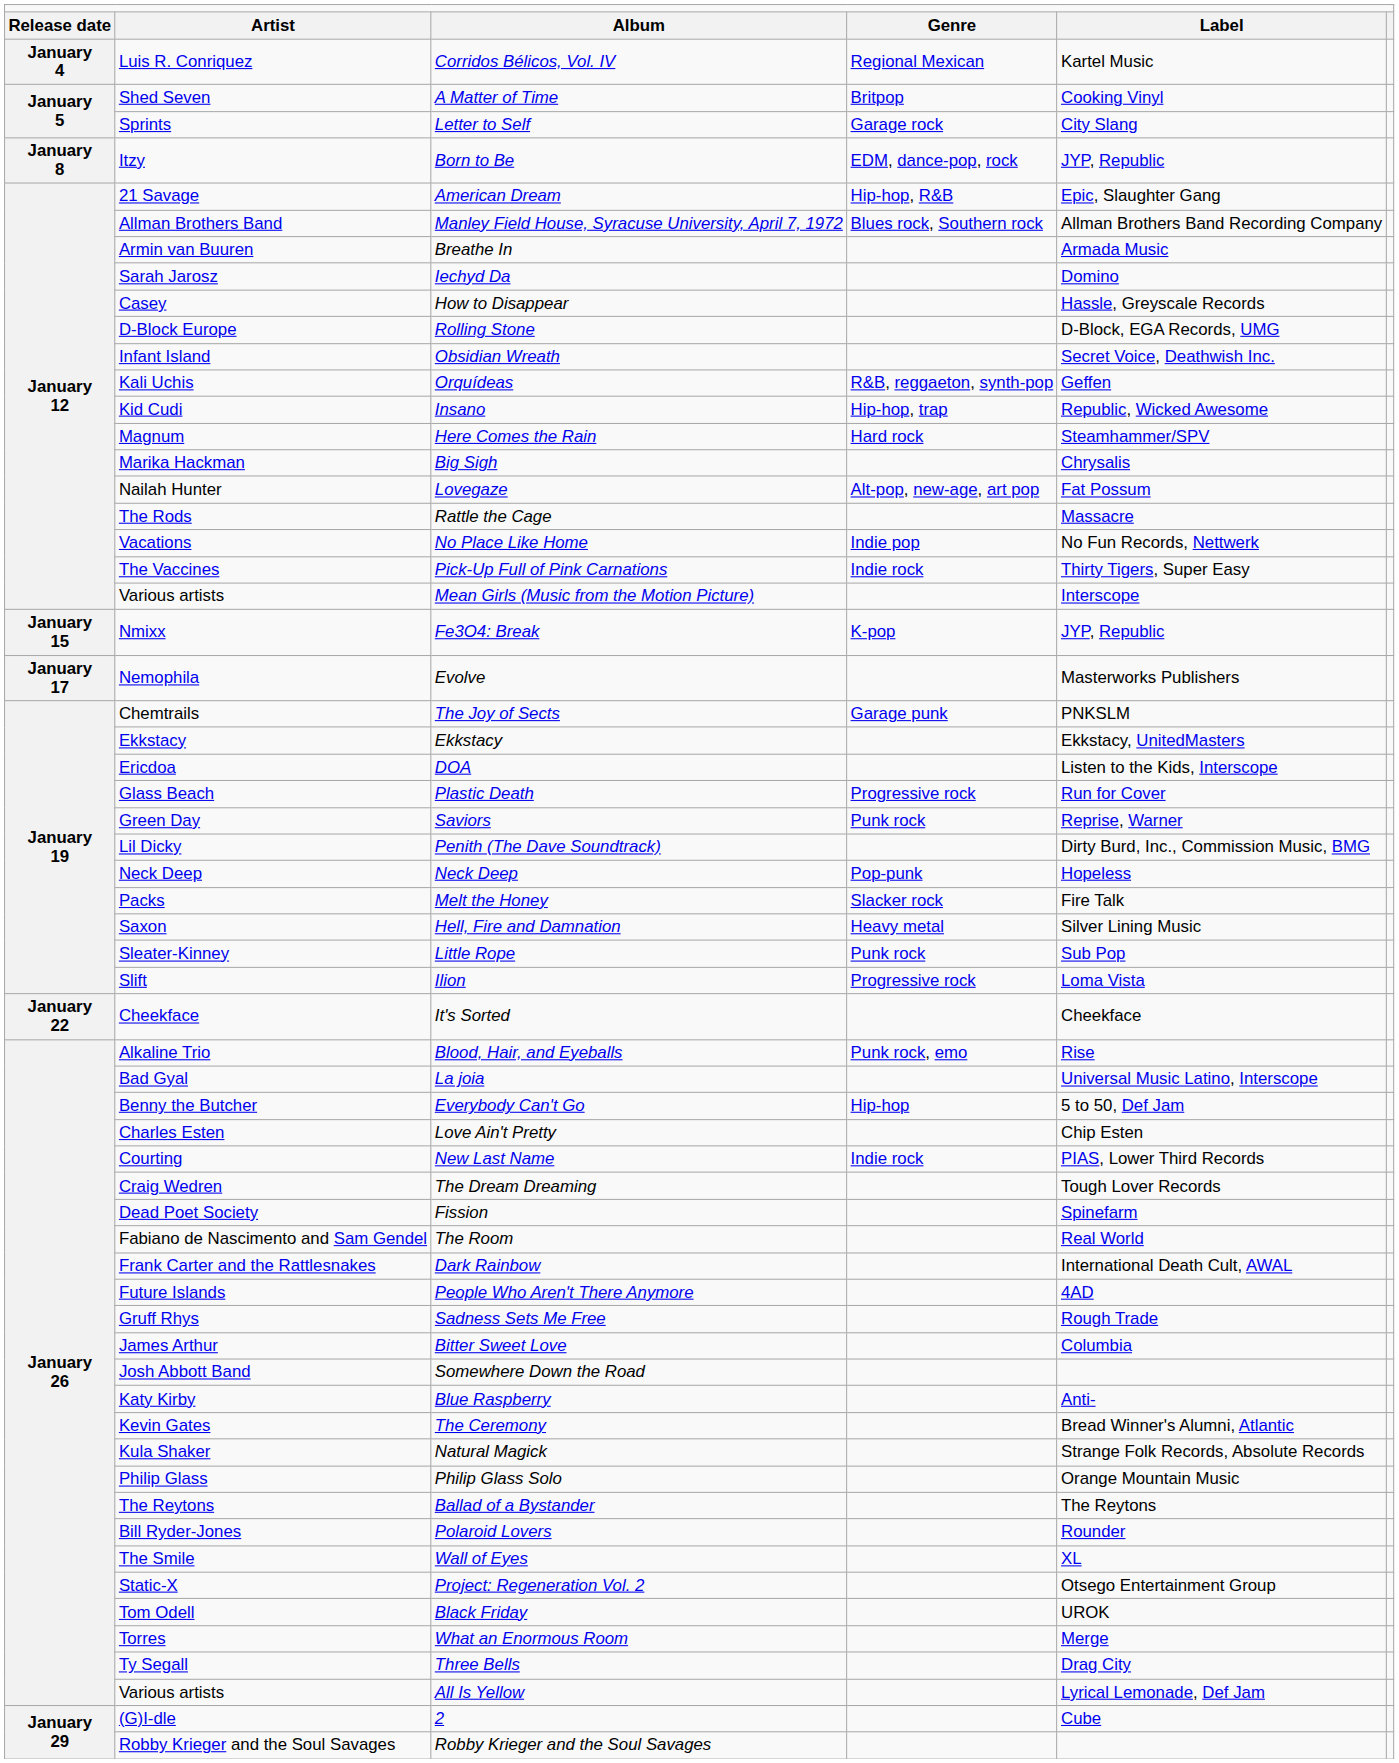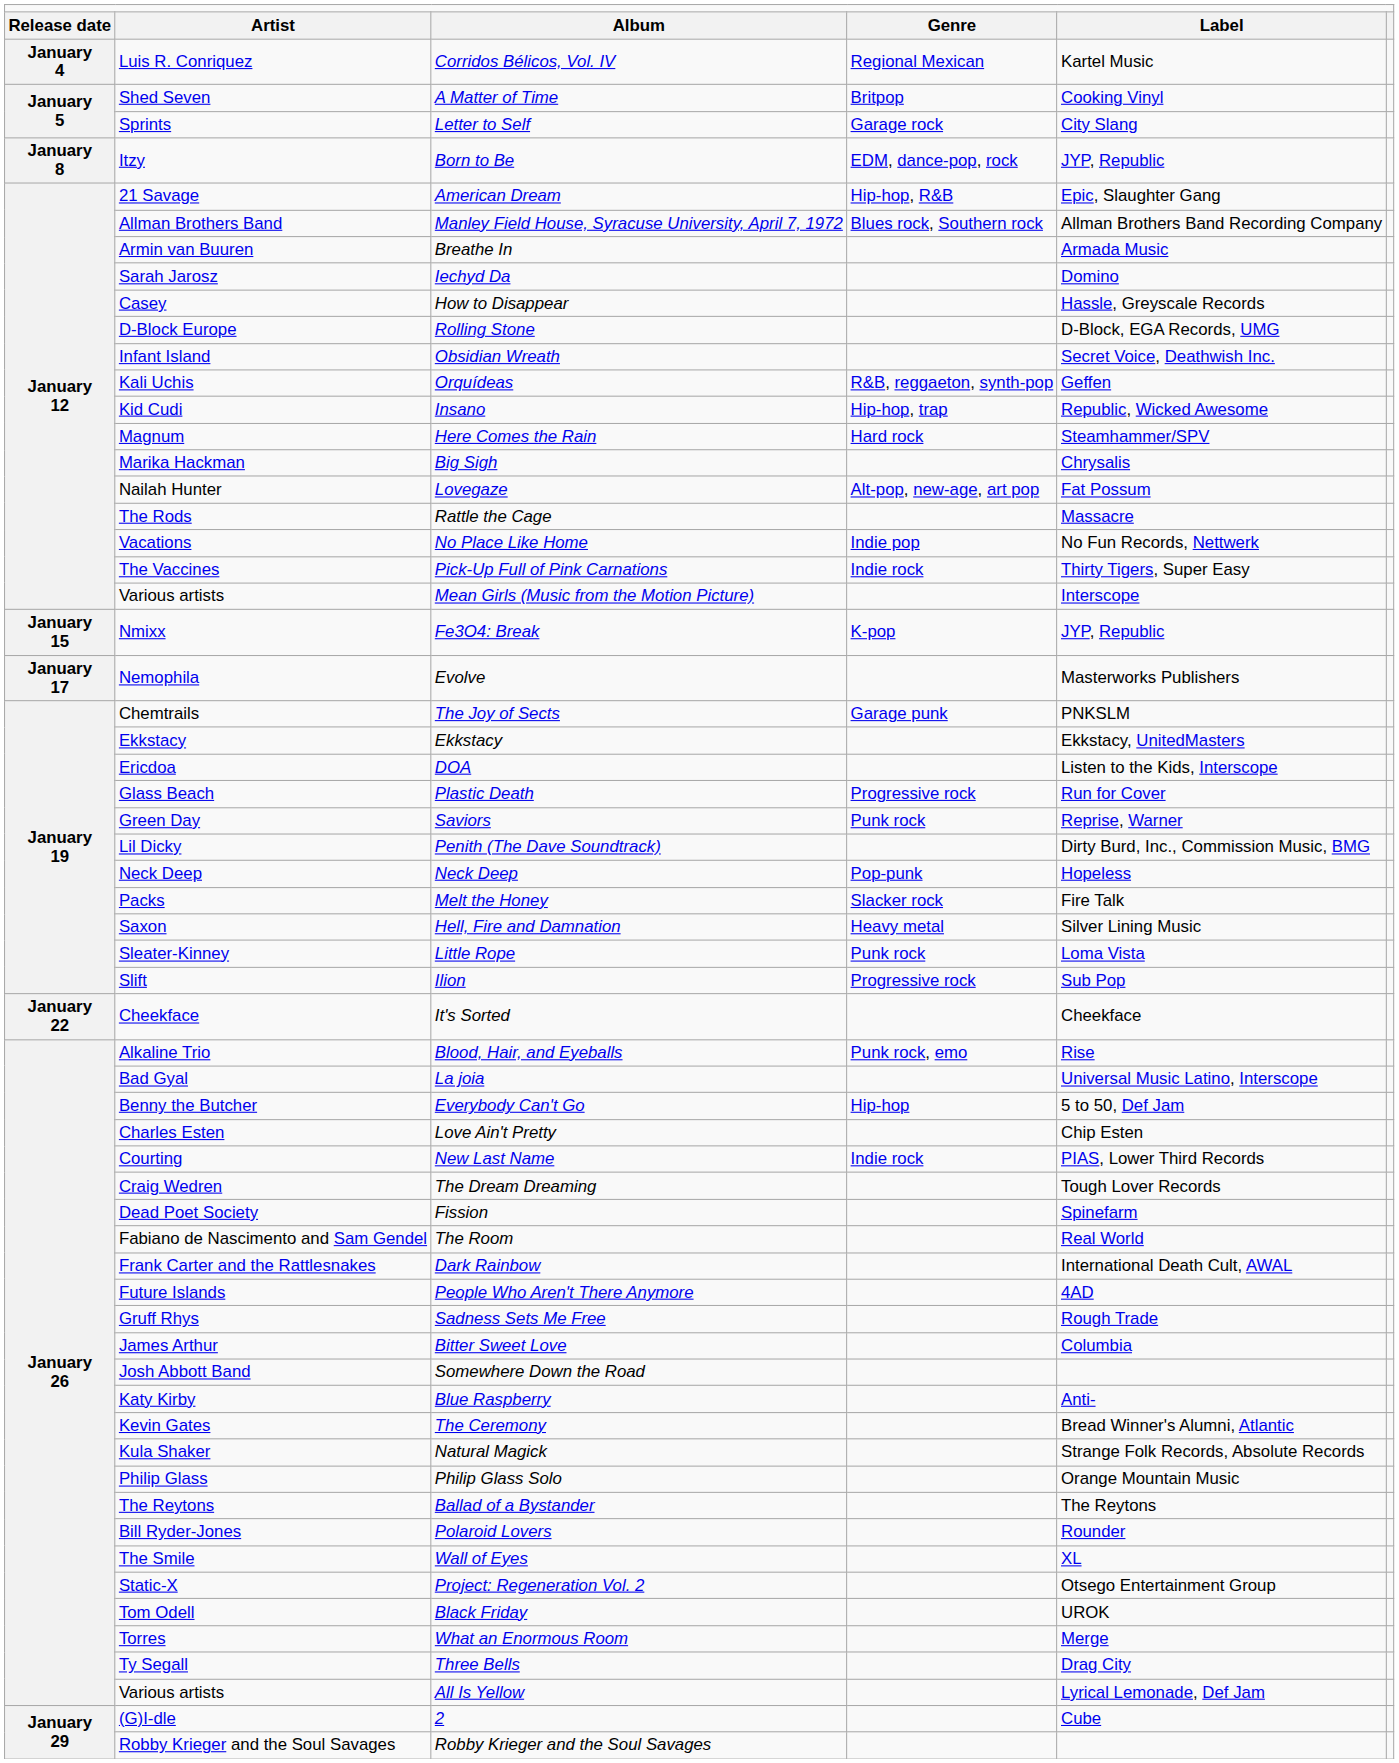(1093, 953) Sub Pop -> (1103, 953) Loma Vista
(1103, 980) Loma Vista -> (1093, 980) Sub Pop
